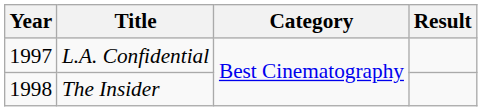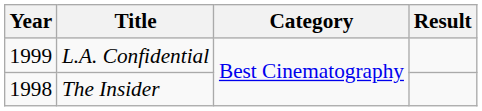(31, 55) 1997 -> (31, 55) 1999
